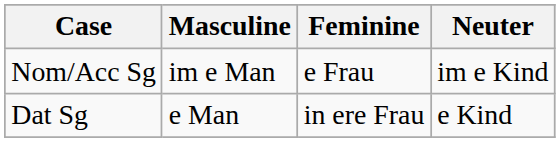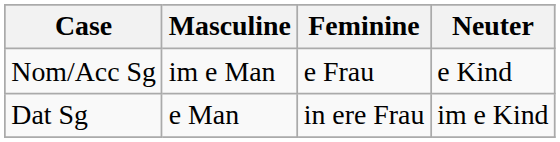(493, 70) im e Kind -> (475, 70) e Kind
(475, 114) e Kind -> (493, 114) im e Kind
